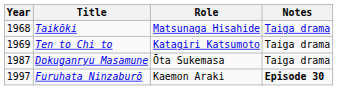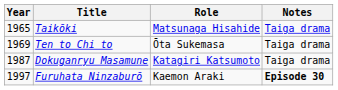(19, 29) 1968 -> (19, 29) 1965
(206, 45) Katagiri Katsumoto -> (189, 45) Ōta Sukemasa
(189, 61) Ōta Sukemasa -> (206, 61) Katagiri Katsumoto
